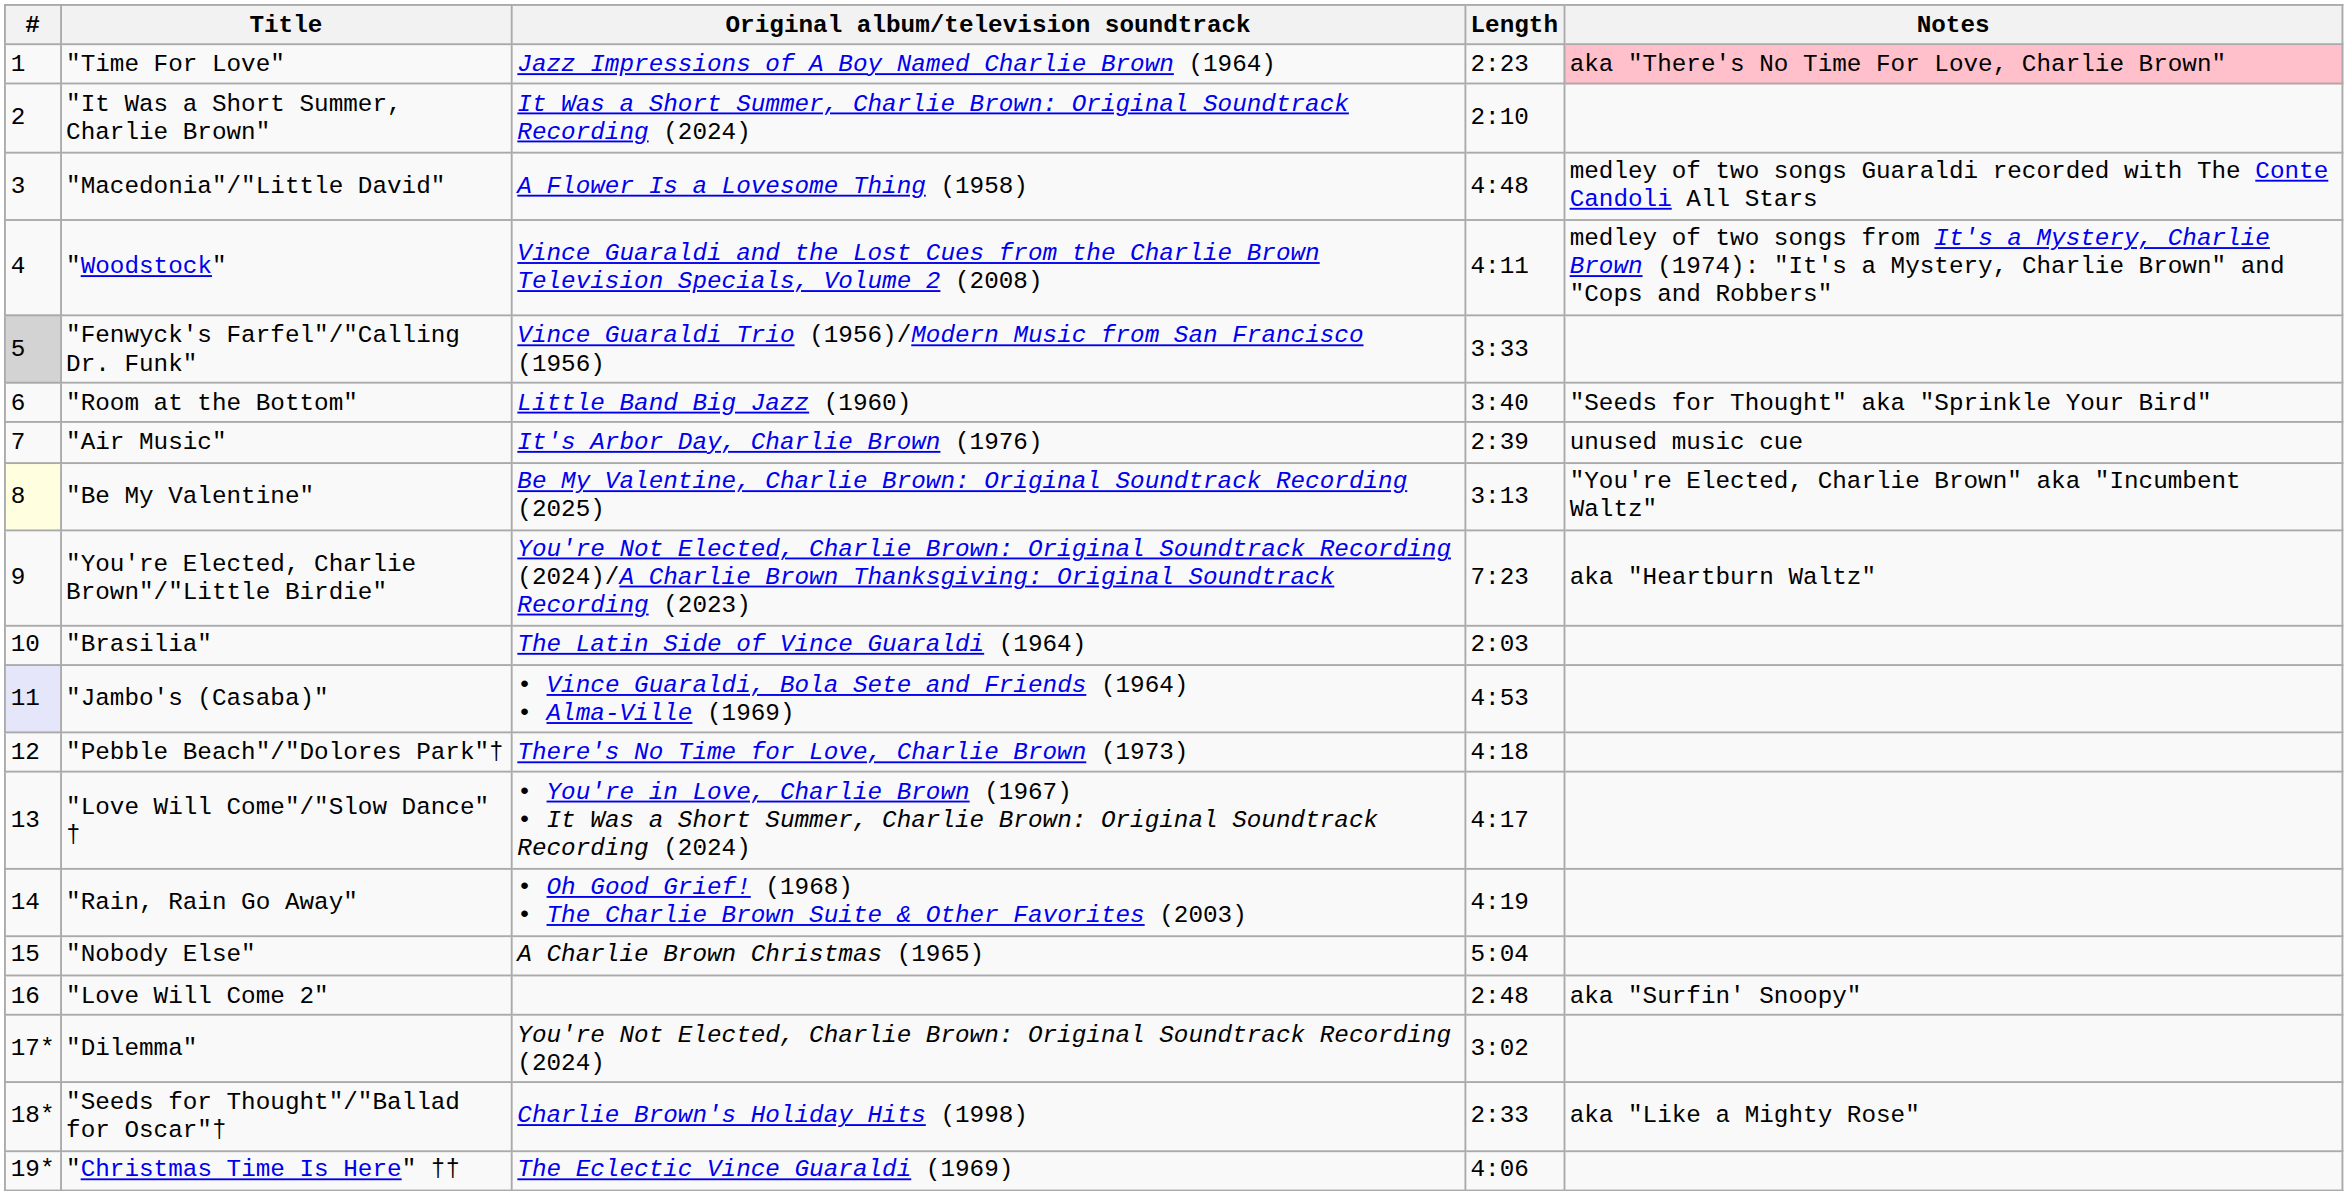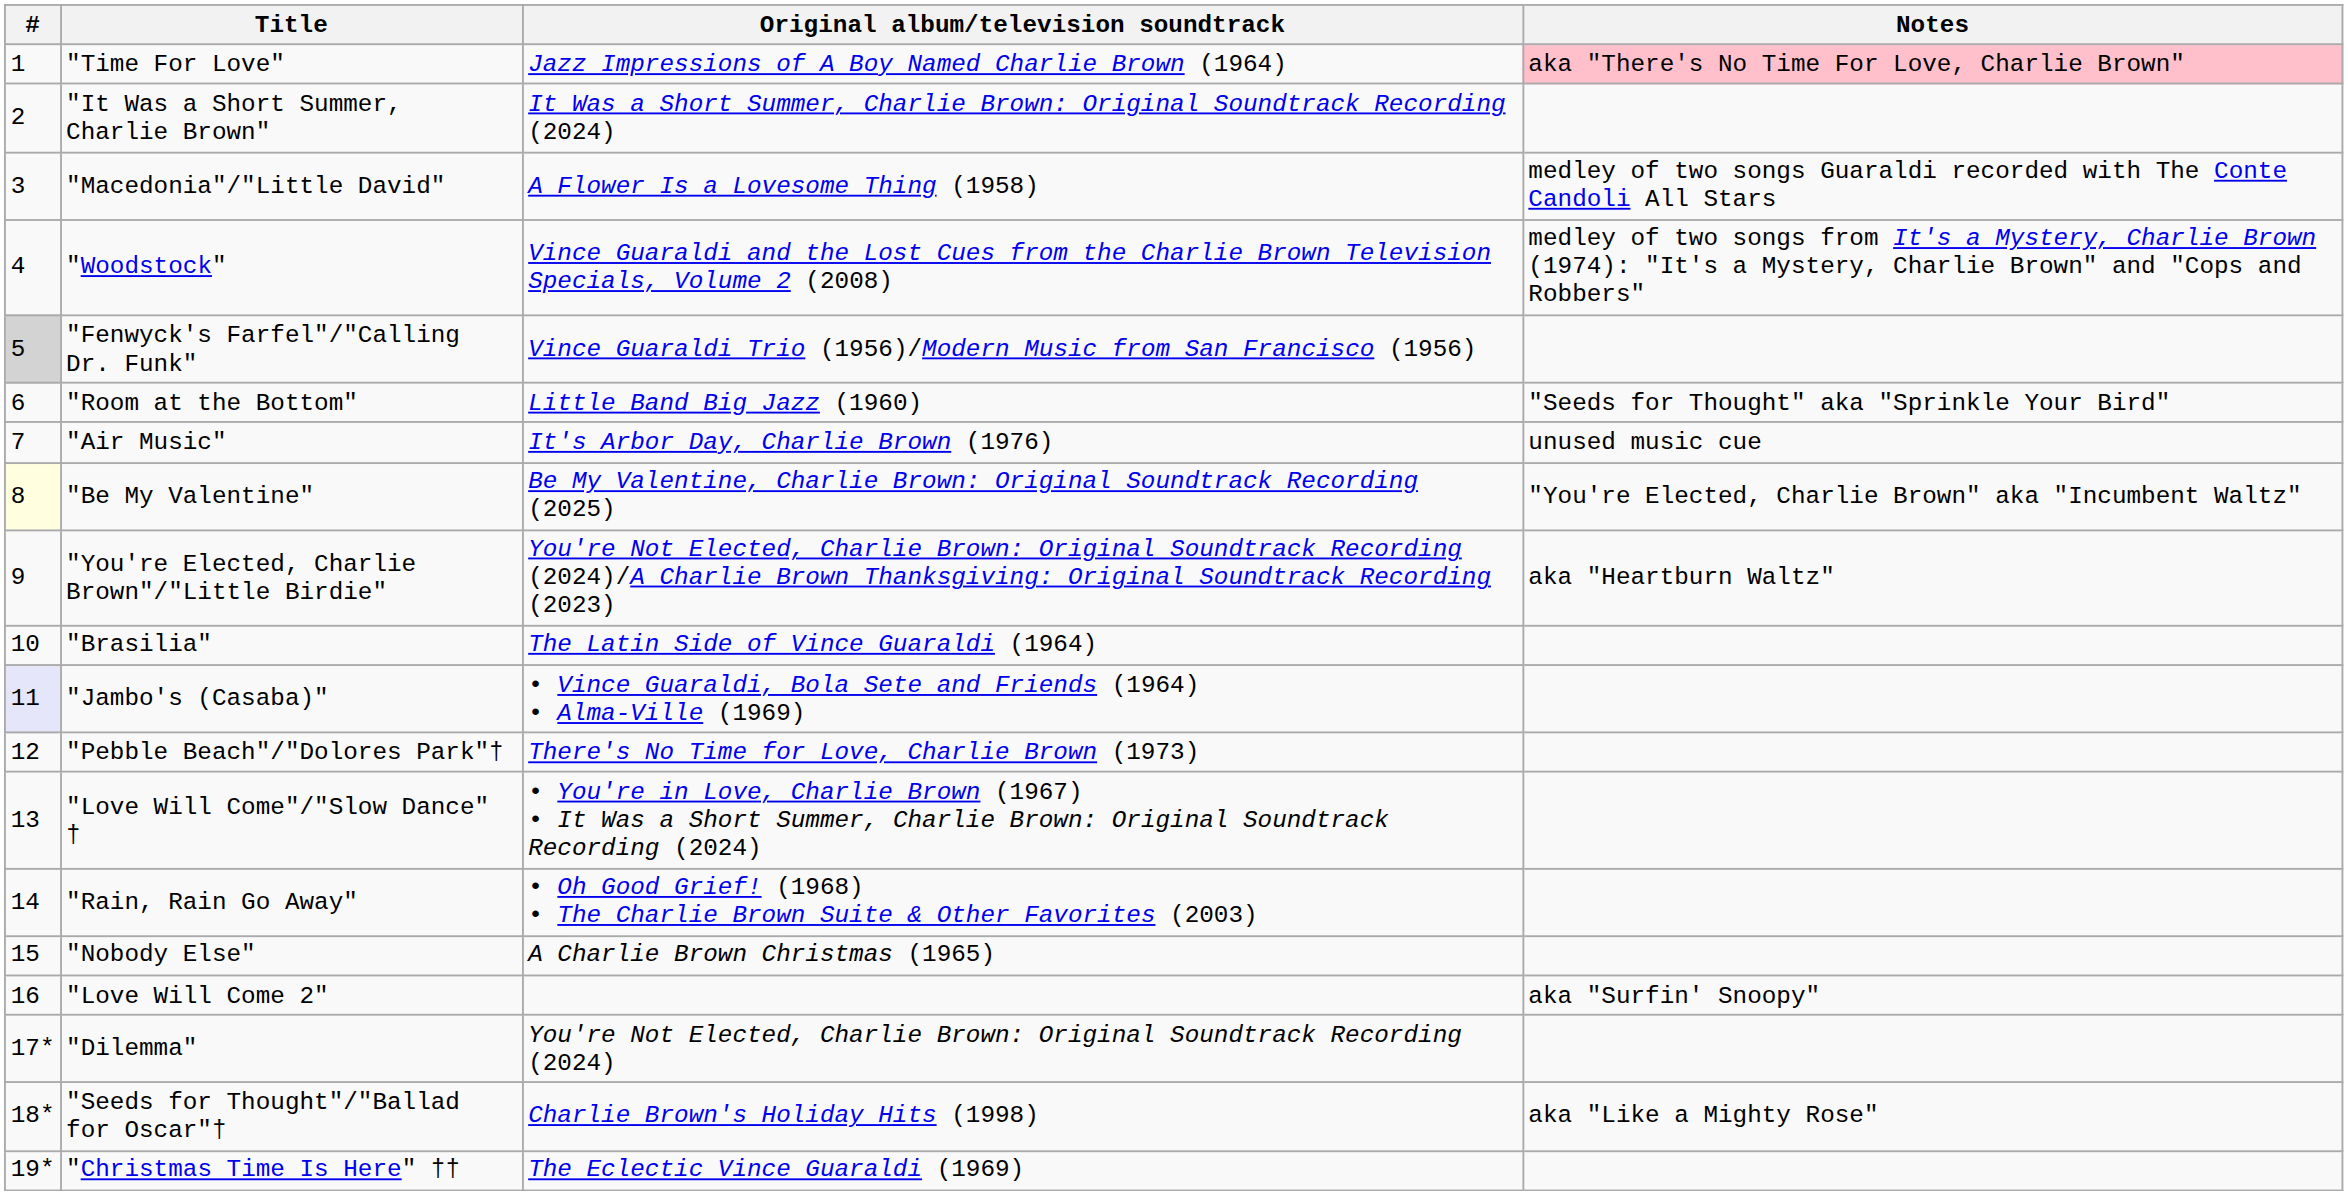- column: (1514, 25)
